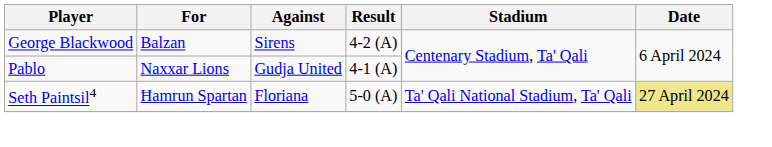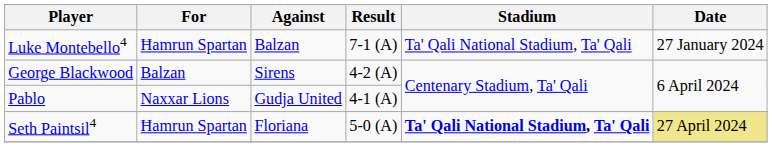+ row: (67, 45)
(518, 96) normal -> (527, 126) bold
